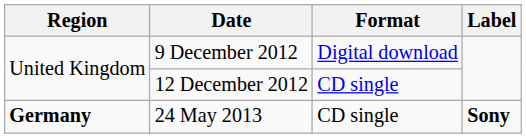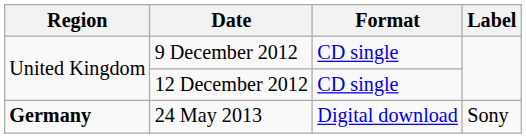(388, 52) Digital download -> (358, 52) CD single
(358, 116) CD single -> (388, 116) Digital download
(488, 116) bold -> (488, 116) normal
